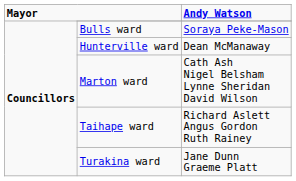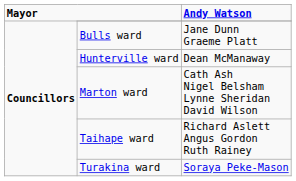(236, 30) Soraya Peke-Mason -> (221, 35) Jane Dunn Graeme Platt
(221, 162) Jane Dunn Graeme Platt -> (236, 168) Soraya Peke-Mason
